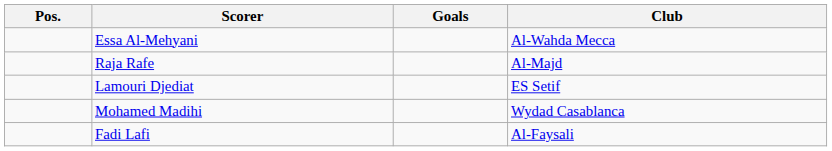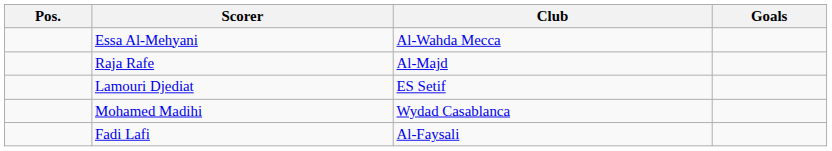columns swapped: (450, 16) <-> (667, 16)
